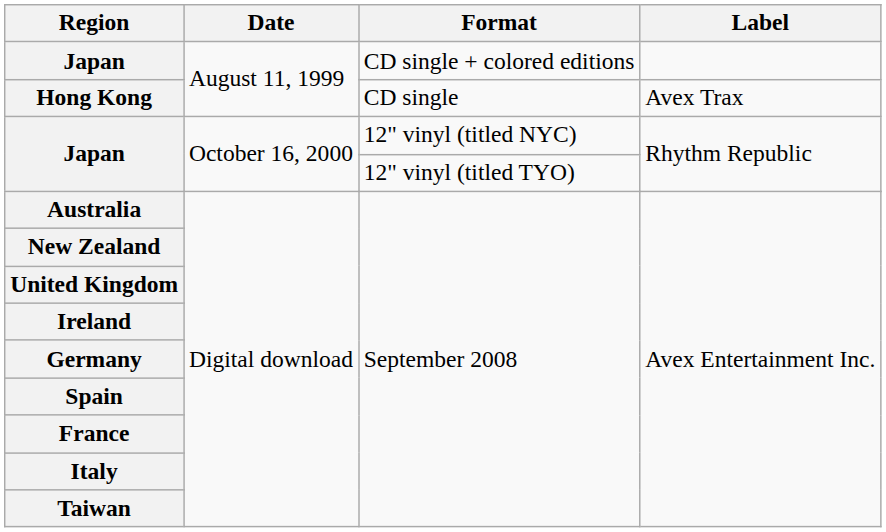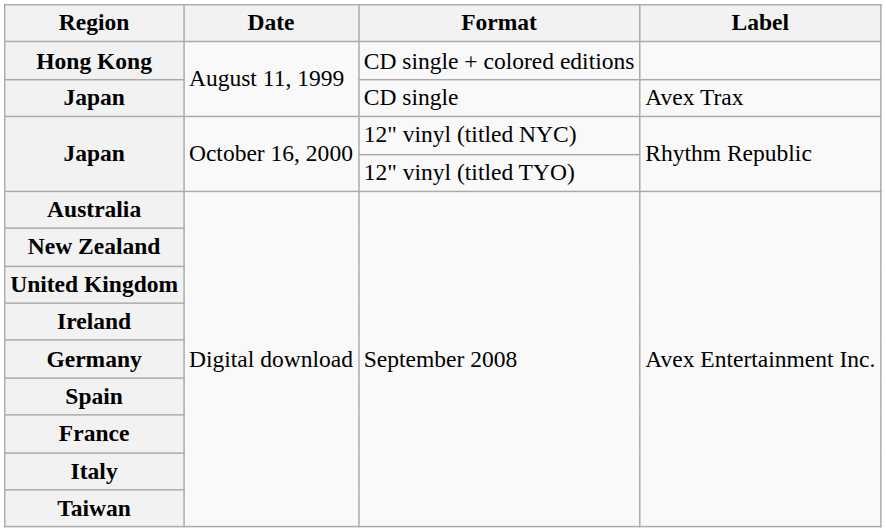(94, 60) Japan -> (94, 60) Hong Kong
(94, 97) Hong Kong -> (94, 97) Japan
